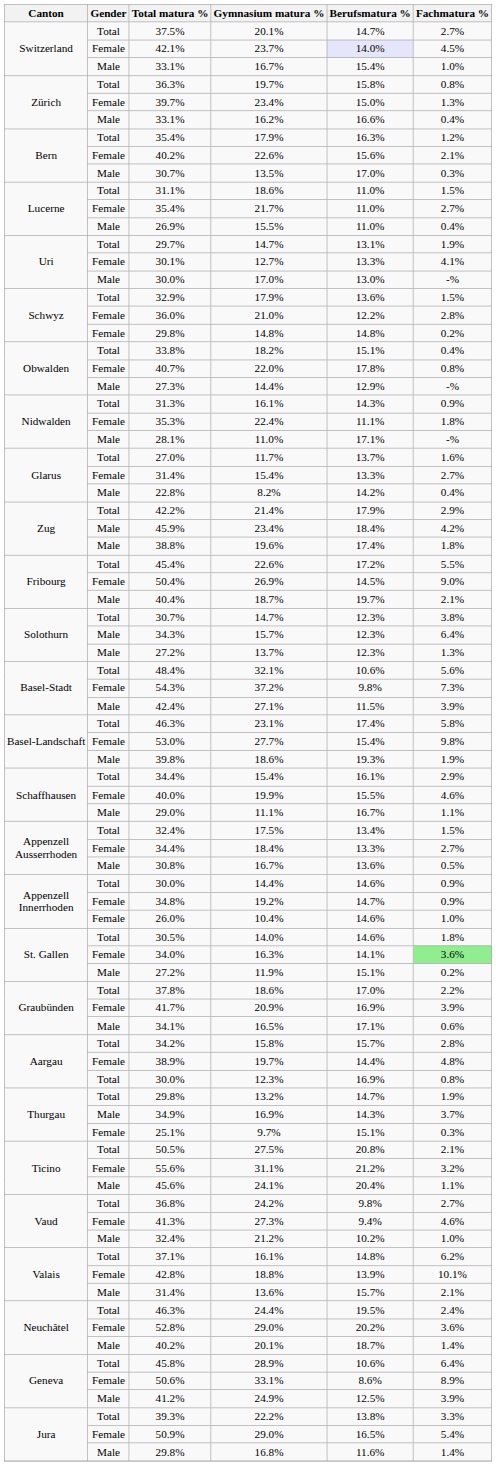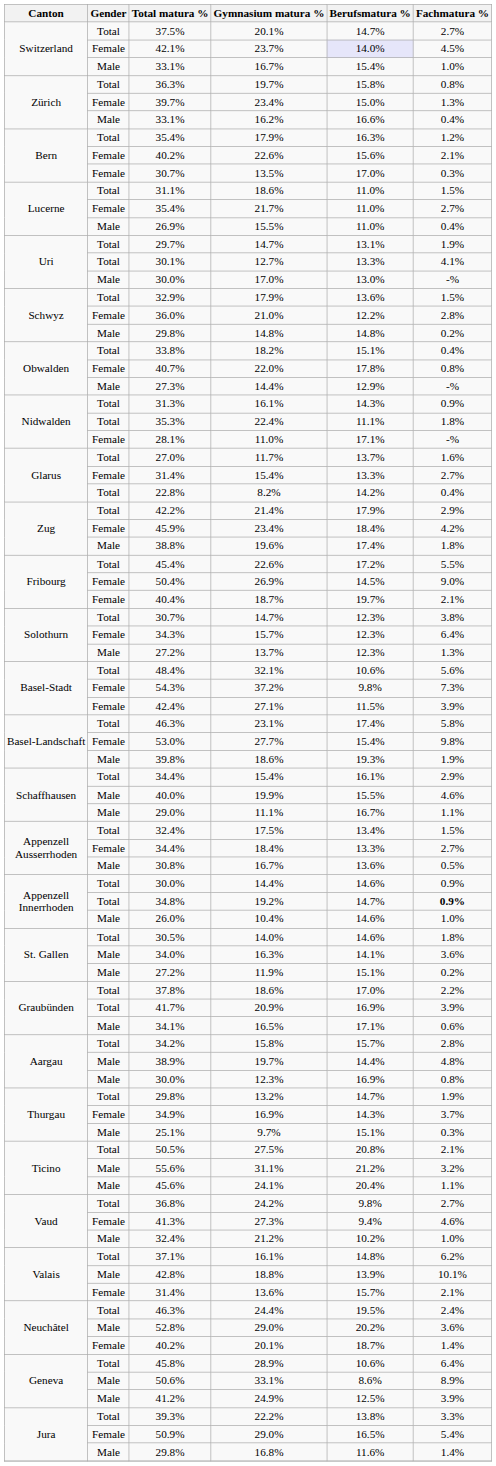(108, 173) Male -> (108, 173) Female
(108, 262) Female -> (108, 262) Total
(108, 333) Female -> (108, 333) Male
(108, 421) Female -> (108, 421) Total
(108, 439) Male -> (108, 439) Female
(108, 492) Male -> (108, 492) Total
(108, 528) Male -> (108, 528) Female
(108, 599) Male -> (108, 599) Female
(108, 635) Male -> (108, 635) Female
(108, 706) Male -> (108, 706) Female
(108, 794) Female -> (108, 794) Male
(108, 901) Female -> (108, 901) Total
(452, 901) normal -> (452, 901) bold
(108, 919) Female -> (108, 919) Male
(108, 954) Female -> (108, 954) Male
(452, 954) lightgreen background -> (452, 954) no background
(108, 1008) Female -> (108, 1008) Total
(108, 1061) Female -> (108, 1061) Male
(108, 1079) Total -> (108, 1079) Male
(108, 1114) Male -> (108, 1114) Female
(108, 1132) Female -> (108, 1132) Male
(108, 1167) Female -> (108, 1167) Male
(108, 1274) Female -> (108, 1274) Male
(108, 1292) Male -> (108, 1292) Female
(108, 1327) Female -> (108, 1327) Male
(108, 1345) Male -> (108, 1345) Female
(108, 1381) Female -> (108, 1381) Male
